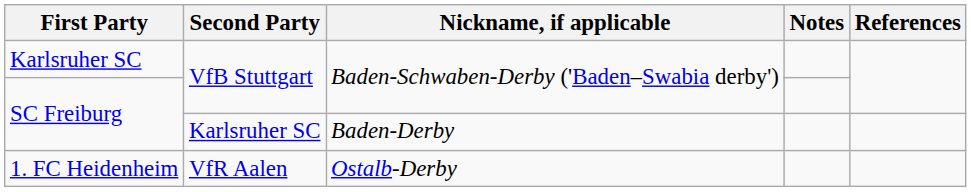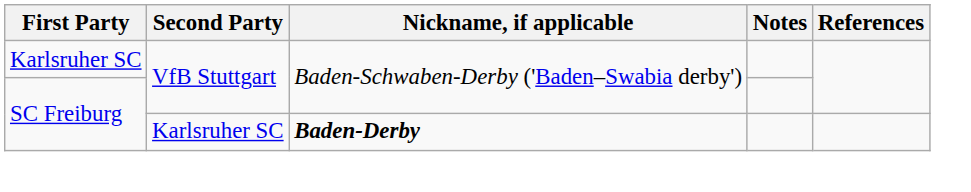(393, 131) normal -> (357, 131) bold
- row: (94, 167)
